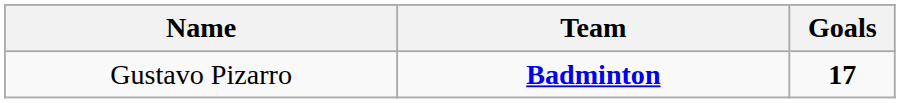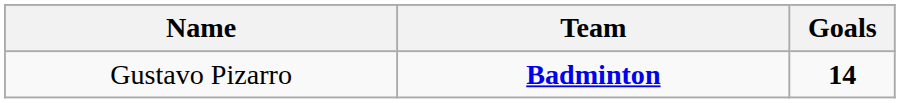(842, 74) 17 -> (842, 74) 14
